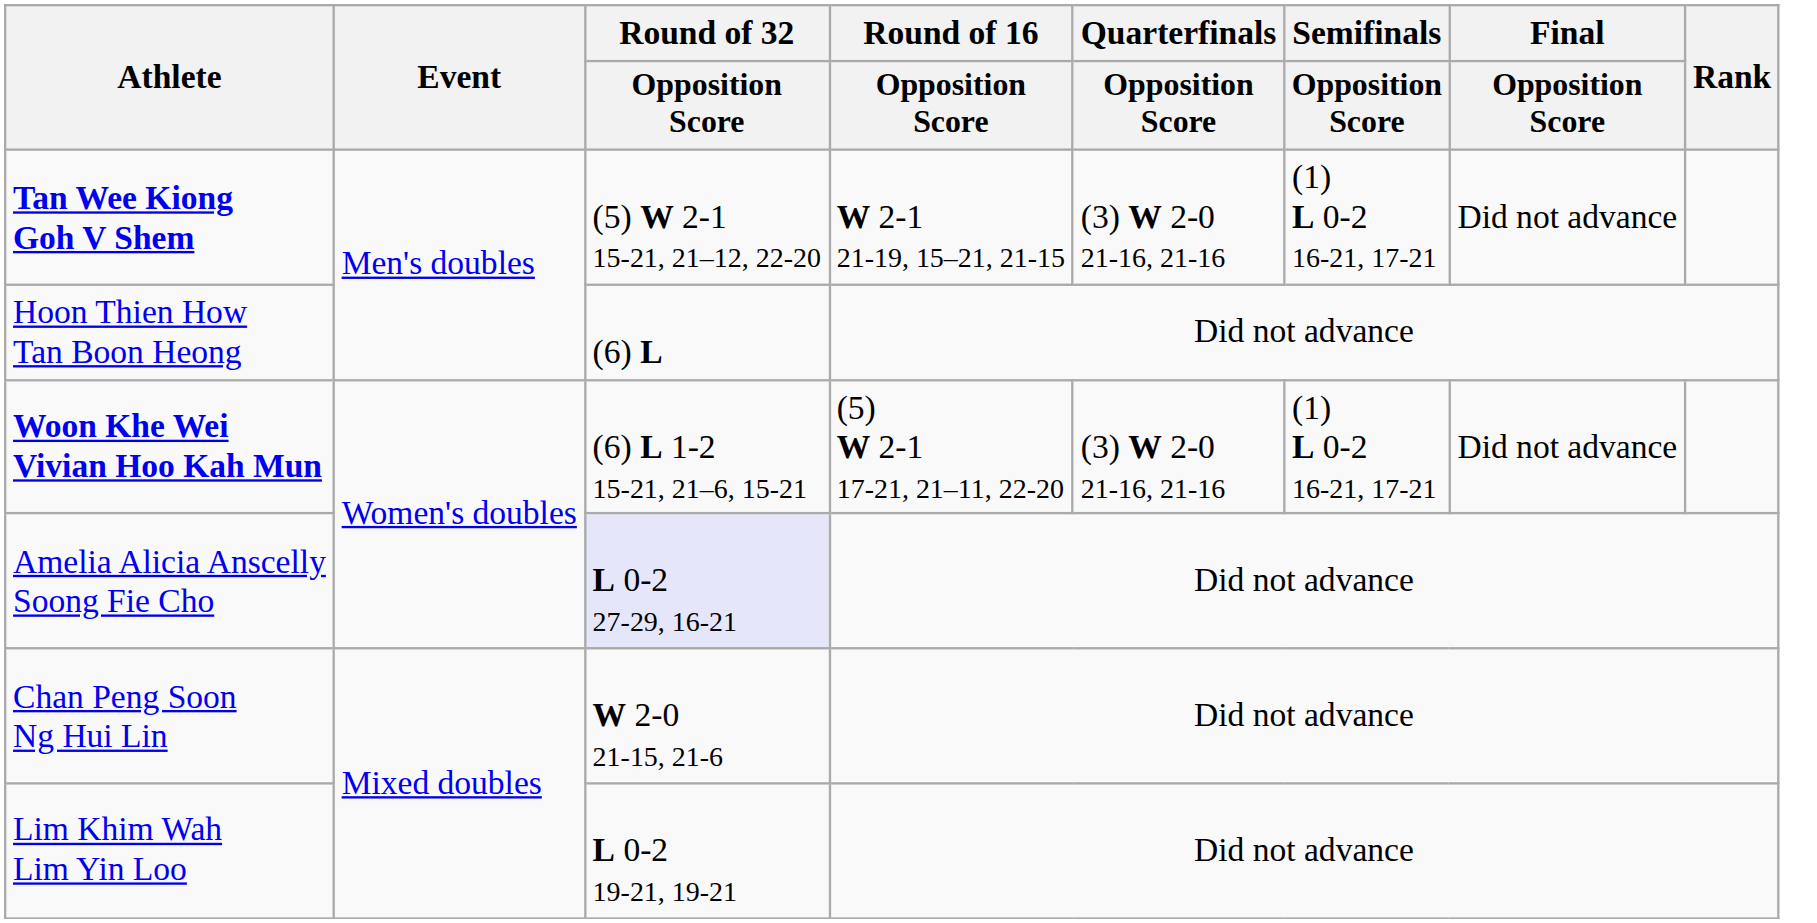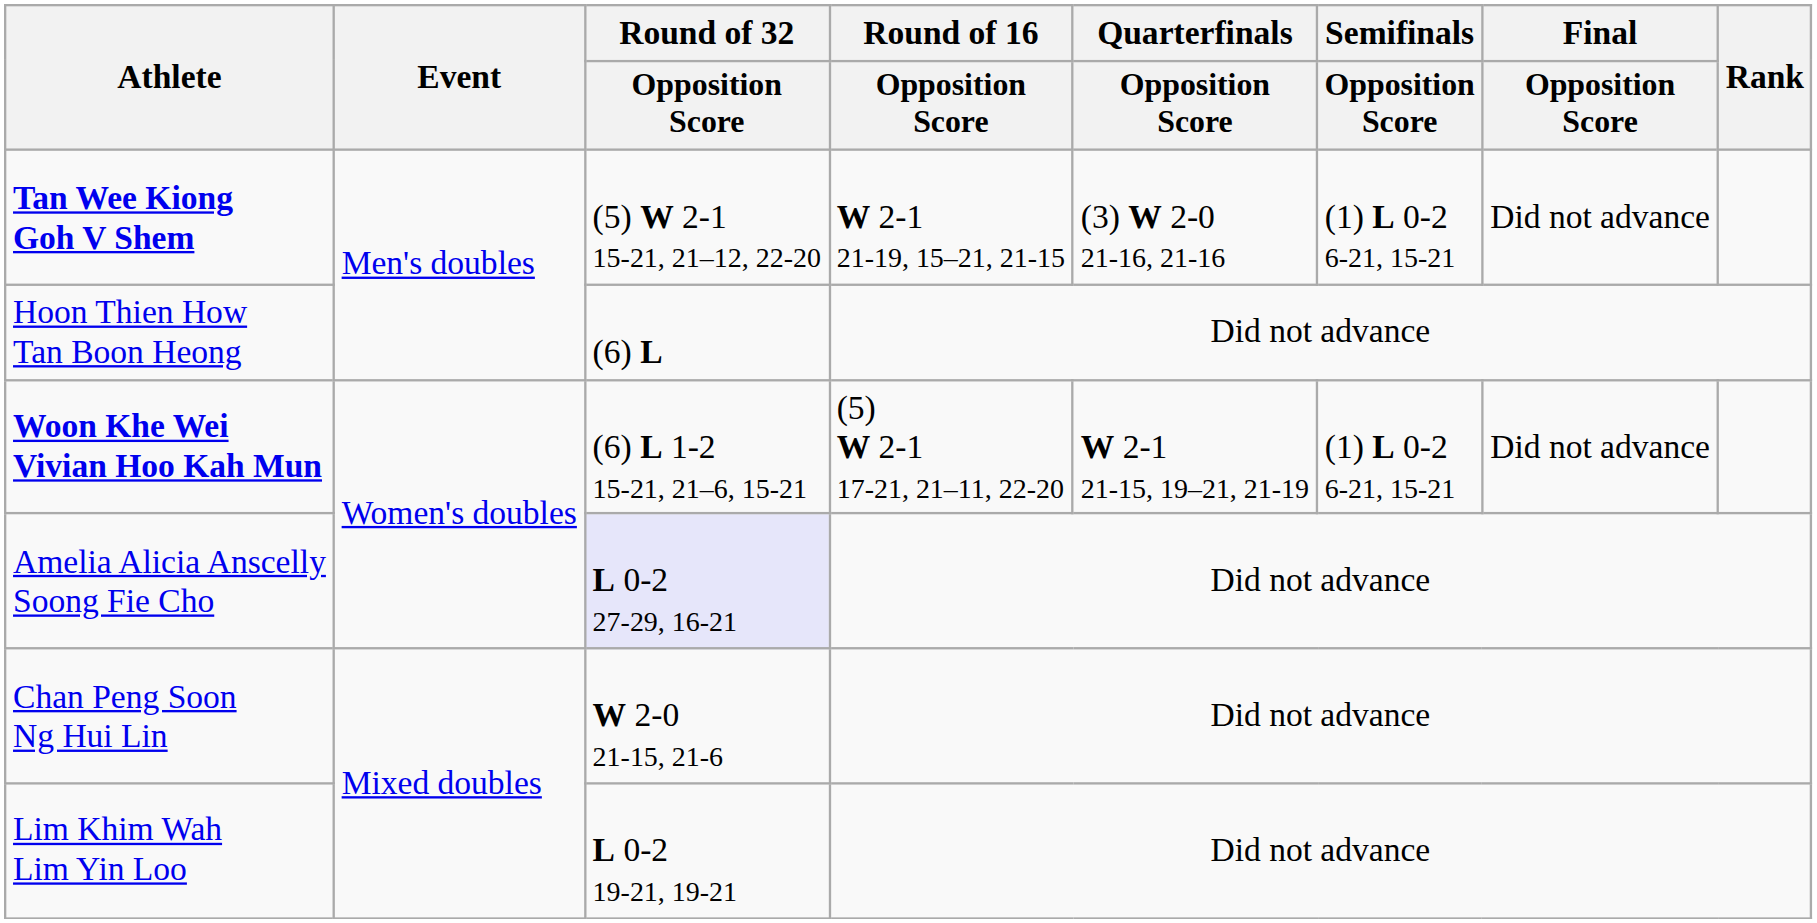(1364, 217) (1) L 0-2 16-21, 17-21 -> (1390, 236) (1) L 0-2 6-21, 15-21
(1153, 466) (3) W 2-0 21-16, 21-16 -> (1195, 466) W 2-1 21-15, 19–21, 21-19
(1364, 446) (1) L 0-2 16-21, 17-21 -> (1390, 466) (1) L 0-2 6-21, 15-21
